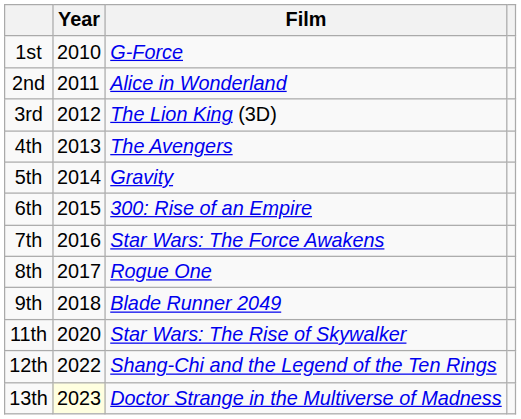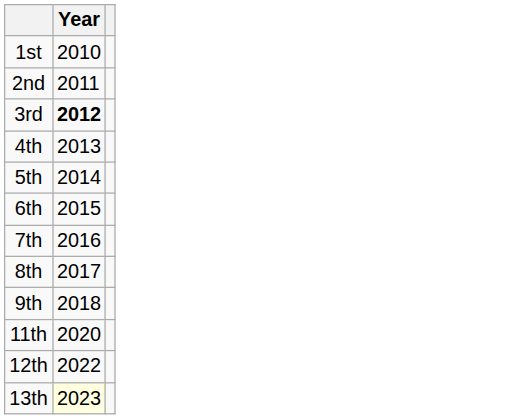- column: (306, 20)
(79, 114) normal -> (79, 114) bold
